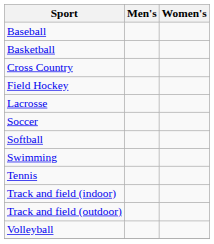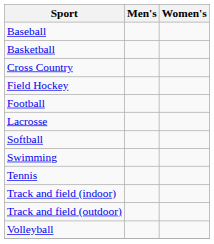+ row: (26, 103)
- row: (22, 121)
